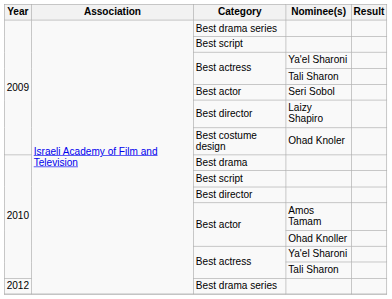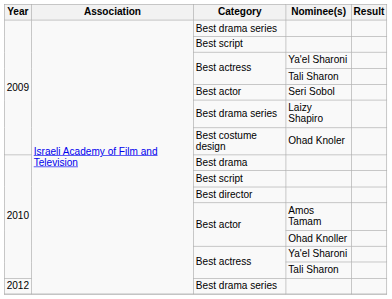(224, 114) Best director -> (236, 114) Best drama series
